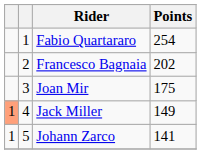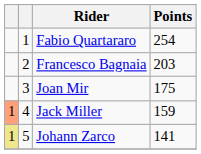(164, 64) 202 -> (164, 64) 203
(164, 112) 149 -> (164, 112) 159
(12, 136) no background -> (12, 136) khaki background
